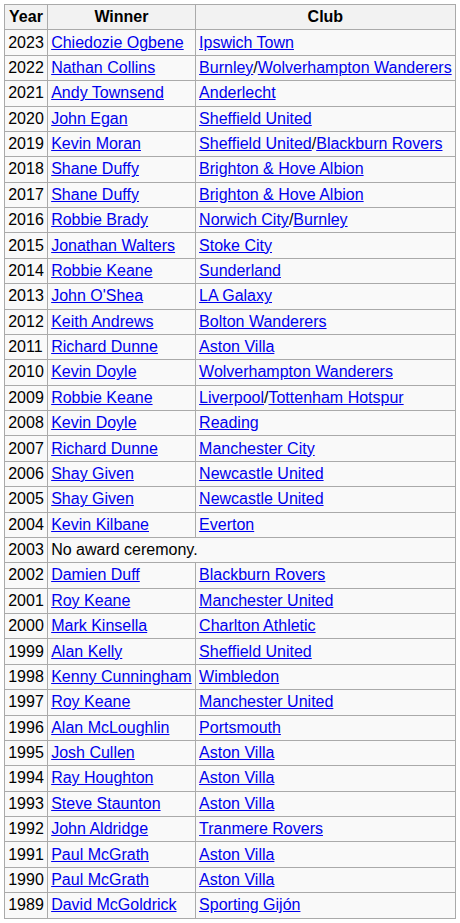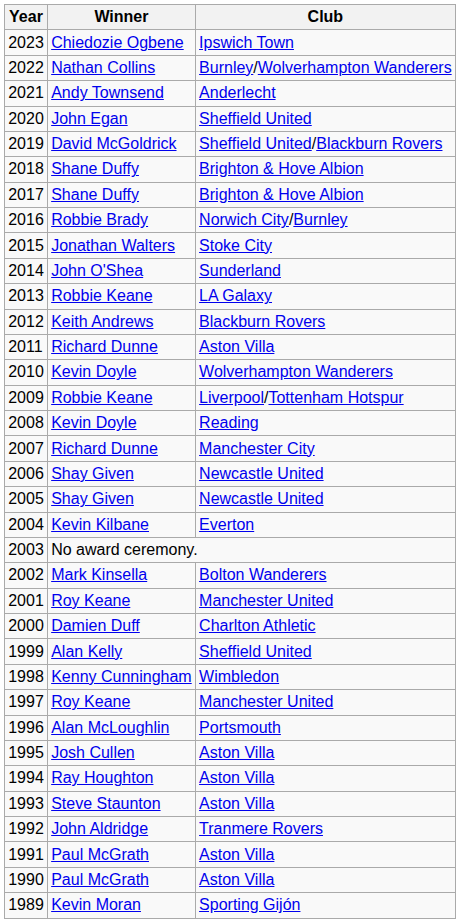(96, 144) Kevin Moran -> (114, 144) David McGoldrick
(102, 270) Robbie Keane -> (97, 270) John O'Shea
(97, 296) John O'Shea -> (102, 296) Robbie Keane
(263, 321) Bolton Wanderers -> (262, 321) Blackburn Rovers
(95, 575) Damien Duff -> (99, 575) Mark Kinsella
(262, 575) Blackburn Rovers -> (263, 575) Bolton Wanderers
(99, 626) Mark Kinsella -> (95, 626) Damien Duff
(114, 905) David McGoldrick -> (96, 905) Kevin Moran
